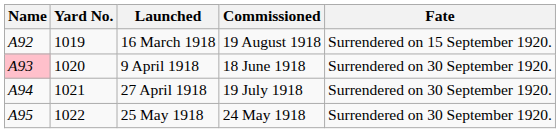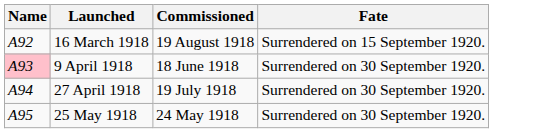- column: (84, 16)
